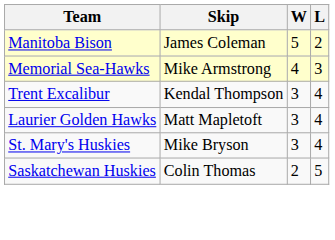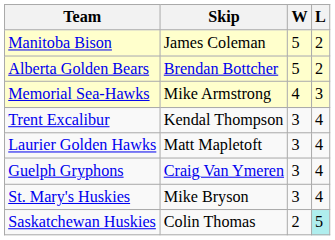+ row: (79, 68)
+ row: (66, 171)
(318, 171) no background -> (319, 222) paleturquoise background
